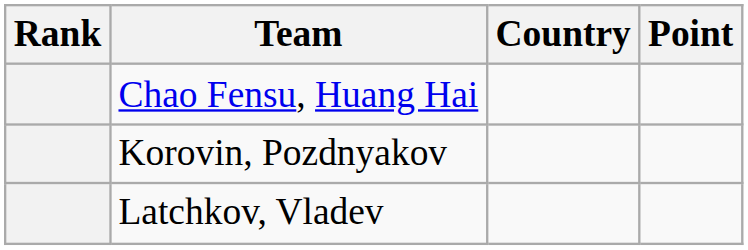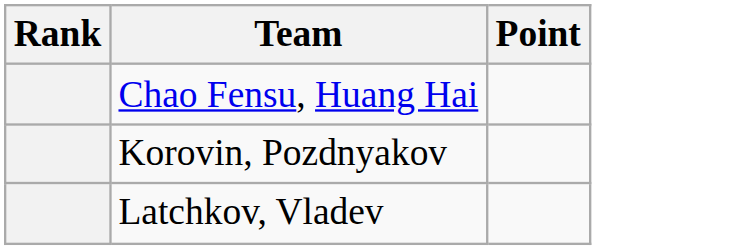- column: (563, 34)
